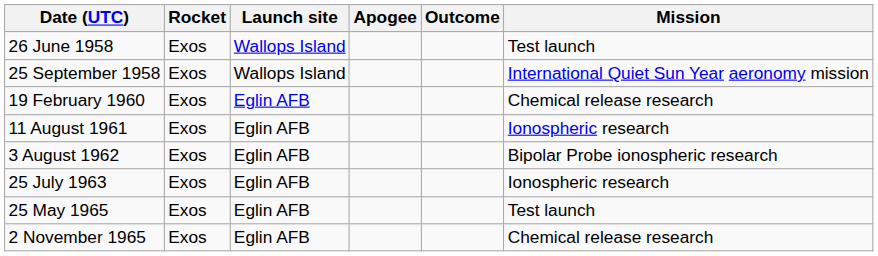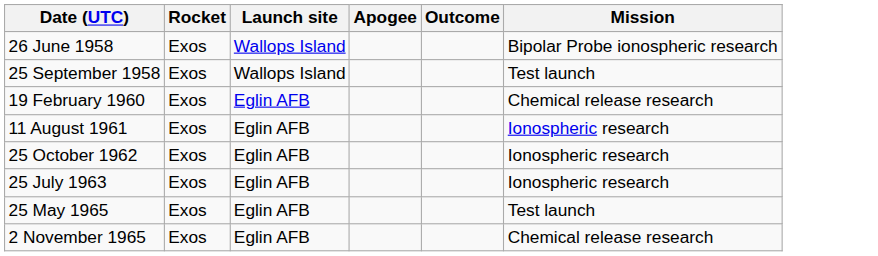(551, 45) Test launch -> (643, 45) Bipolar Probe ionospheric research
(688, 73) International Quiet Sun Year aeronomy mission -> (551, 73) Test launch
- row: (64, 155)
+ row: (73, 155)
